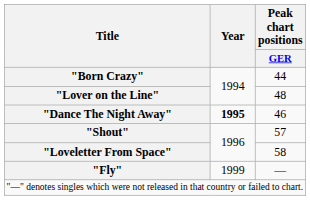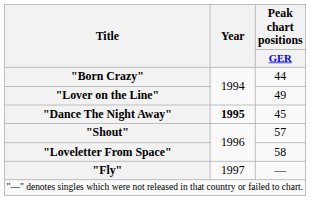(280, 95) 48 -> (280, 95) 49
(280, 114) 46 -> (280, 114) 45
(233, 170) 1999 -> (233, 170) 1997
